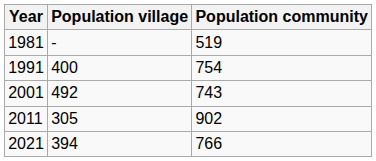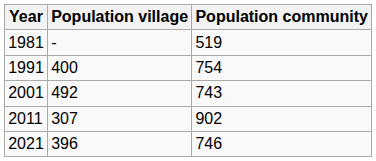(65, 118) 305 -> (65, 118) 307
(65, 144) 394 -> (65, 144) 396
(209, 144) 766 -> (209, 144) 746
